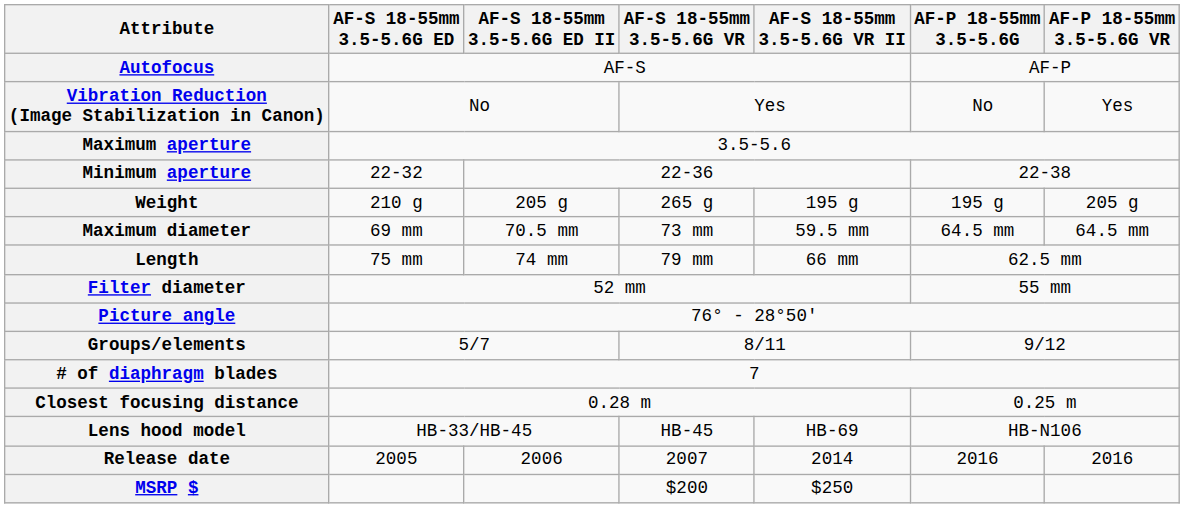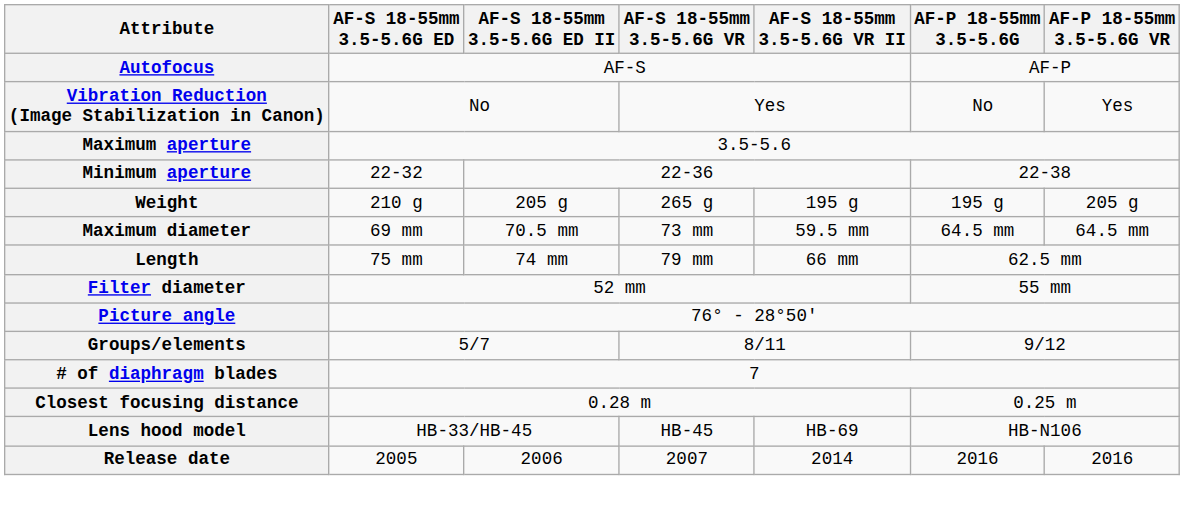- row: (167, 489)
